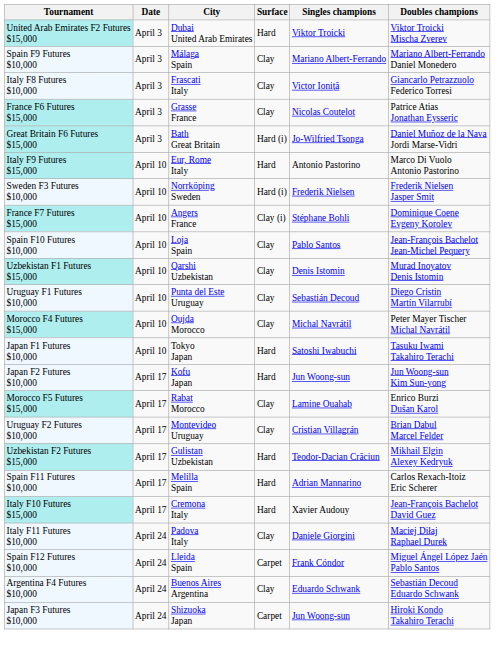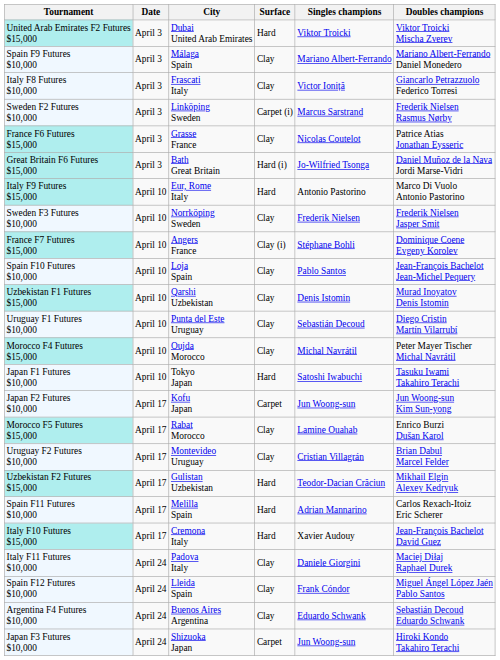+ row: (43, 113)
(272, 192) Hard (i) -> (266, 218) Clay
(266, 377) Hard -> (269, 404) Carpet
(269, 563) Carpet -> (266, 589) Clay
